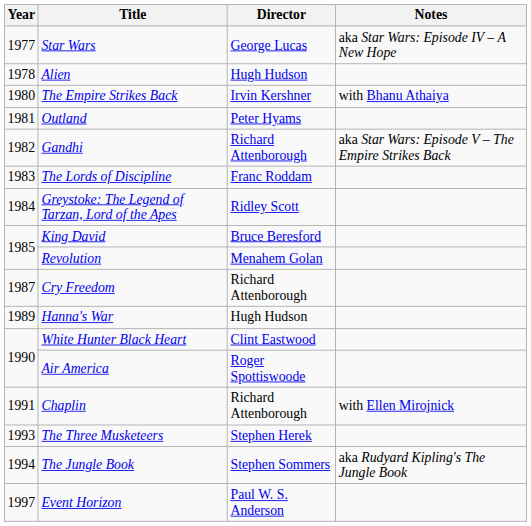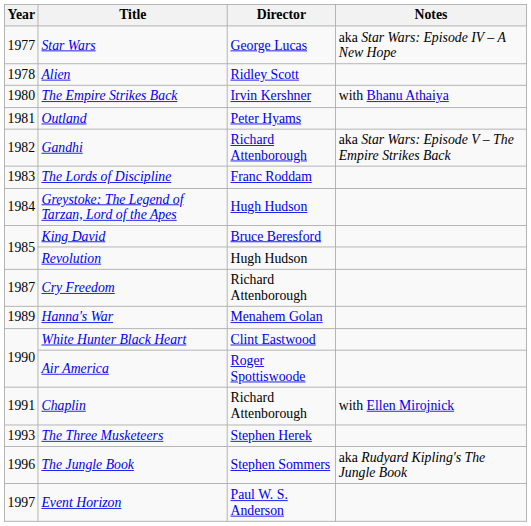(269, 74) Hugh Hudson -> (265, 74) Ridley Scott
(265, 206) Ridley Scott -> (269, 206) Hugh Hudson
(277, 258) Menahem Golan -> (269, 258) Hugh Hudson
(269, 317) Hugh Hudson -> (277, 317) Menahem Golan
(21, 465) 1994 -> (21, 465) 1996
